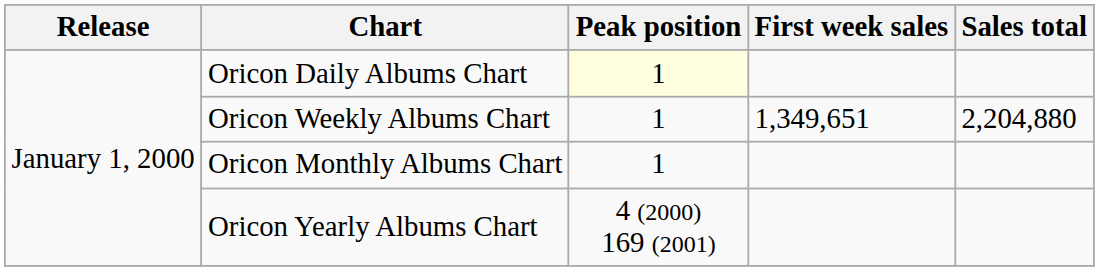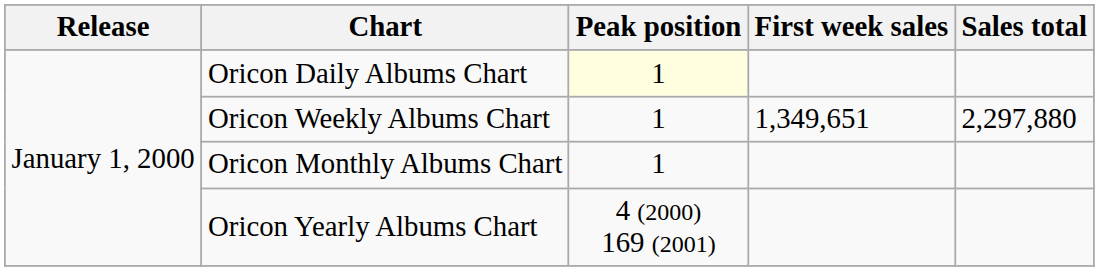(1019, 118) 2,204,880 -> (1019, 118) 2,297,880
